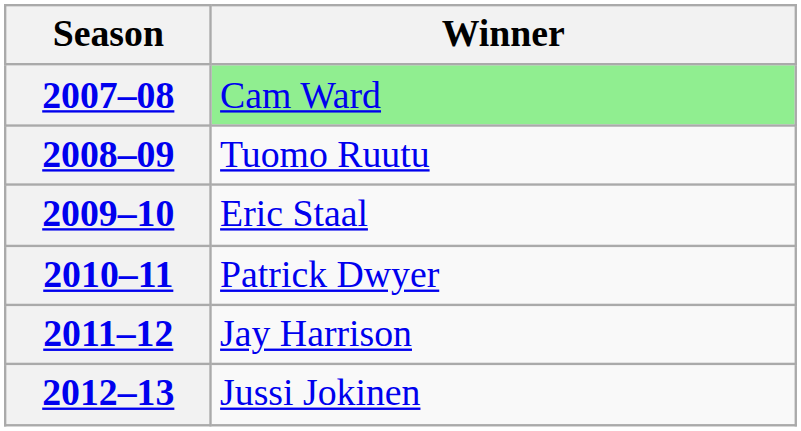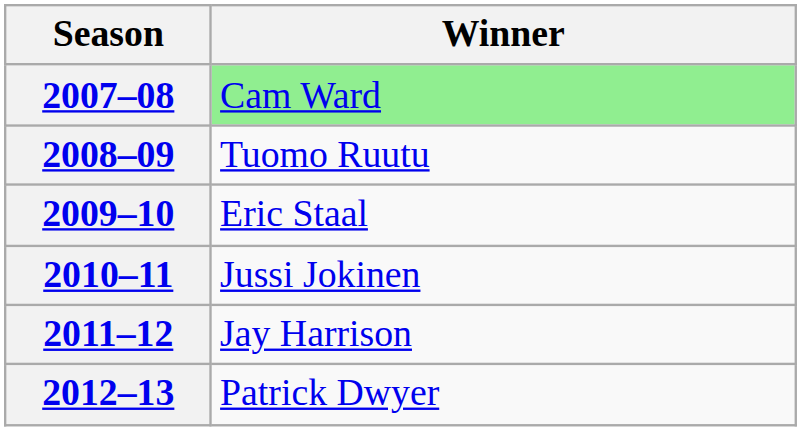(330, 273) Patrick Dwyer -> (320, 273) Jussi Jokinen
(320, 393) Jussi Jokinen -> (330, 393) Patrick Dwyer
